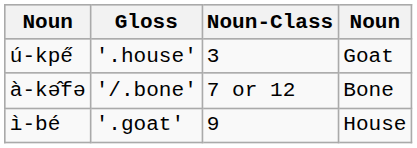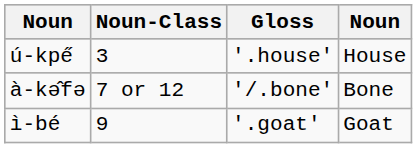columns swapped: (146, 22) <-> (270, 22)
(369, 56) Goat -> (375, 56) House
(375, 125) House -> (369, 125) Goat
